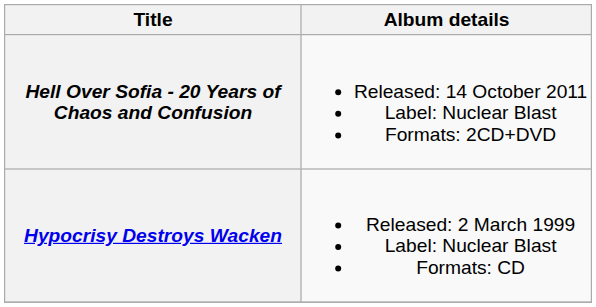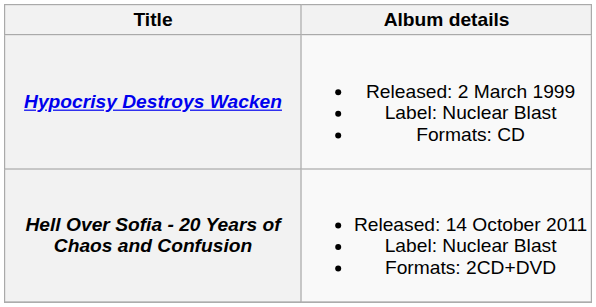rows swapped: (153, 235) <-> (153, 101)
